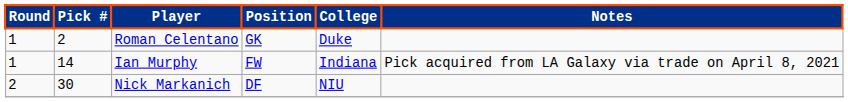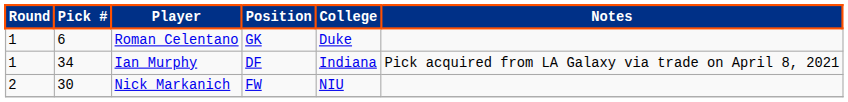(61, 40) 2 -> (61, 40) 6
(66, 63) 14 -> (66, 63) 34
(253, 63) FW -> (253, 63) DF
(253, 85) DF -> (253, 85) FW
